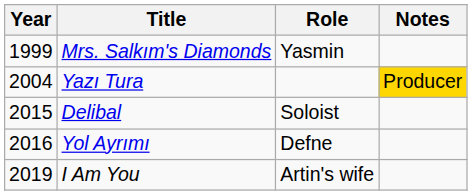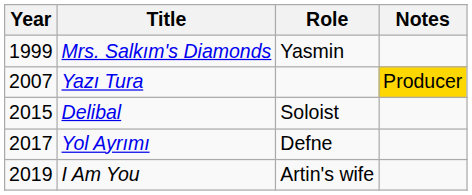(31, 81) 2004 -> (31, 81) 2007
(31, 143) 2016 -> (31, 143) 2017
